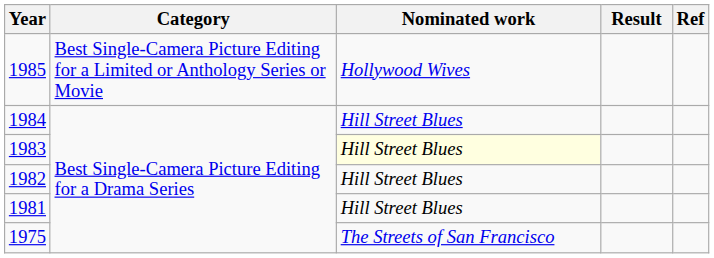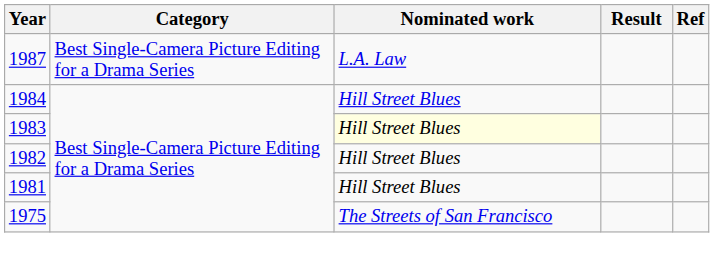+ row: (27, 59)
- row: (27, 69)
